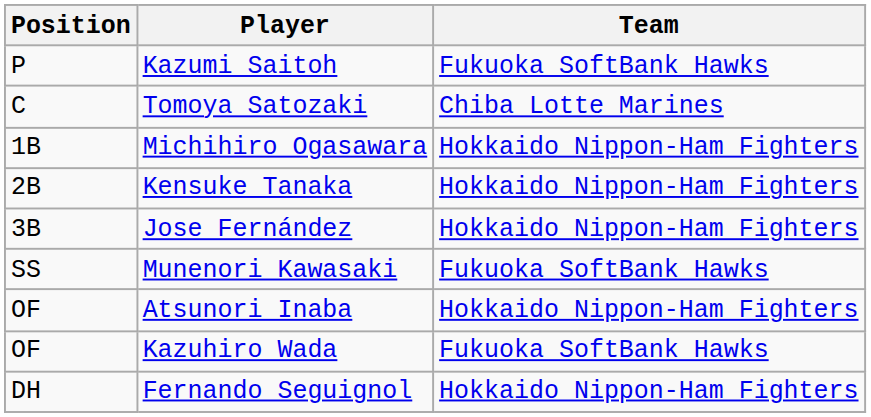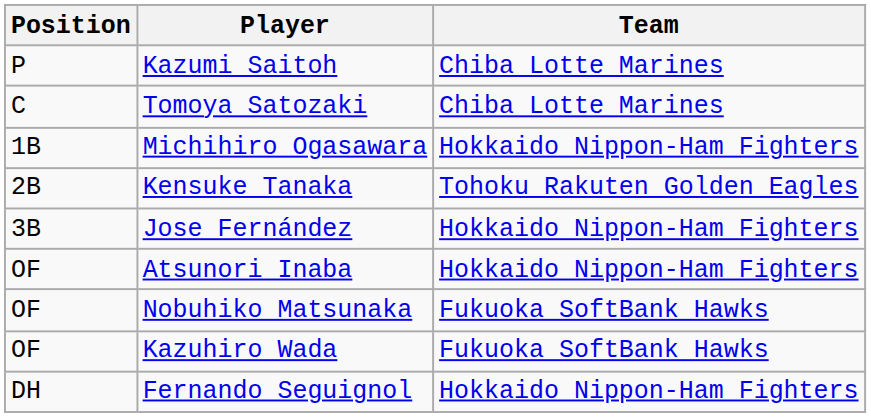(604, 66) Fukuoka SoftBank Hawks -> (581, 66) Chiba Lotte Marines
(649, 188) Hokkaido Nippon-Ham Fighters -> (649, 188) Tohoku Rakuten Golden Eagles
- row: (270, 269)
+ row: (277, 310)
